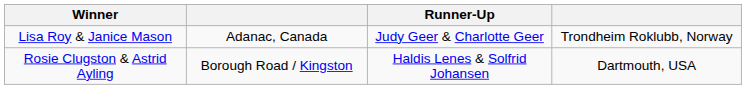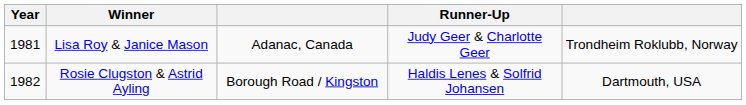+ column: (25, 15)
